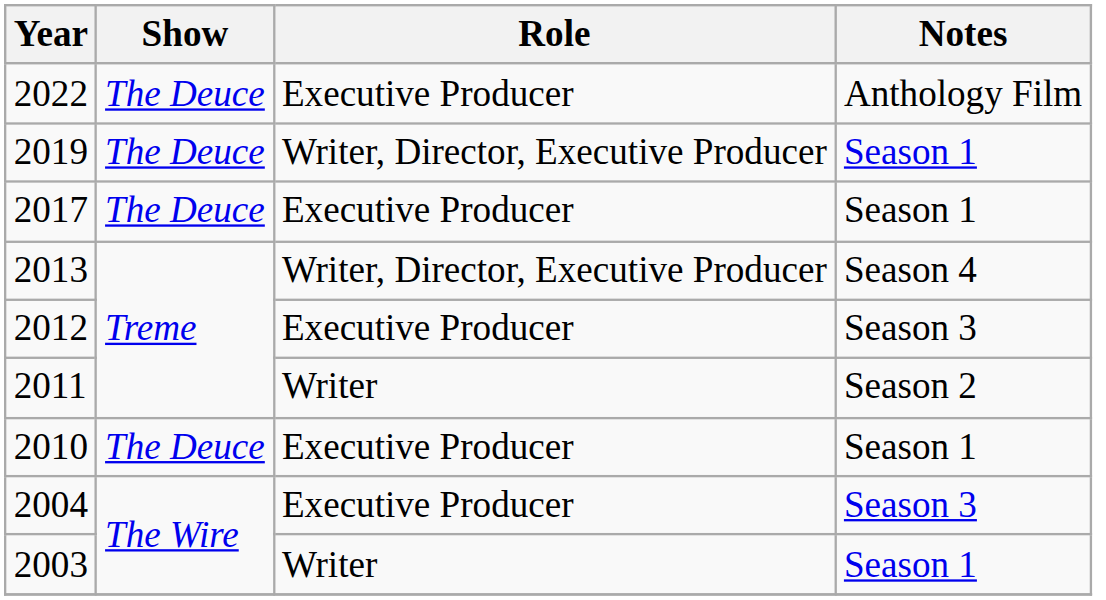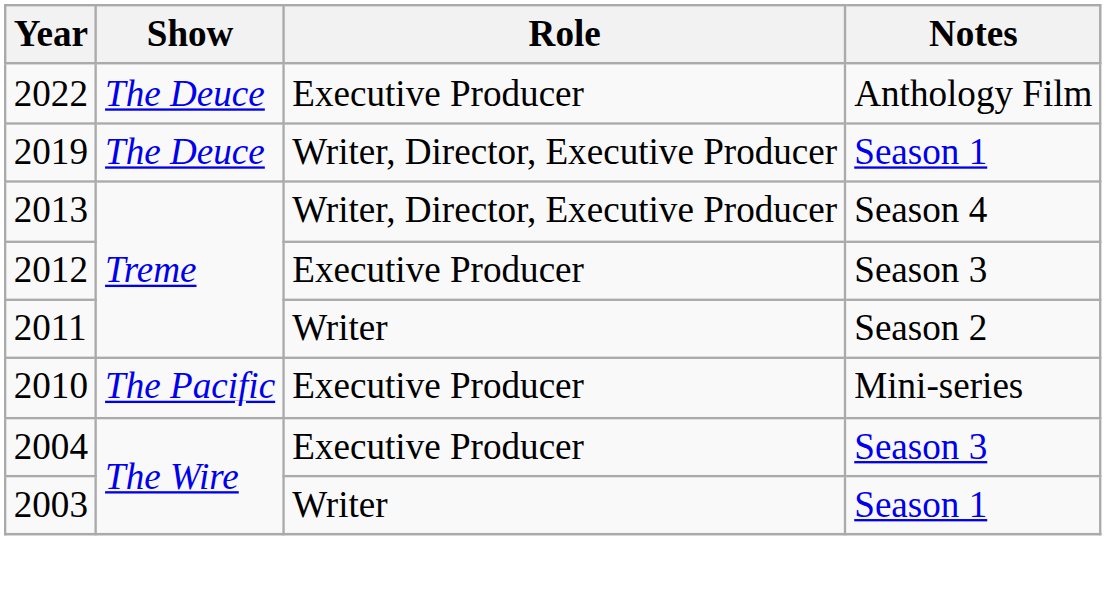- row: (51, 210)
(185, 446) The Deuce -> (190, 387) The Pacific
(910, 446) Season 1 -> (939, 387) Mini-series
